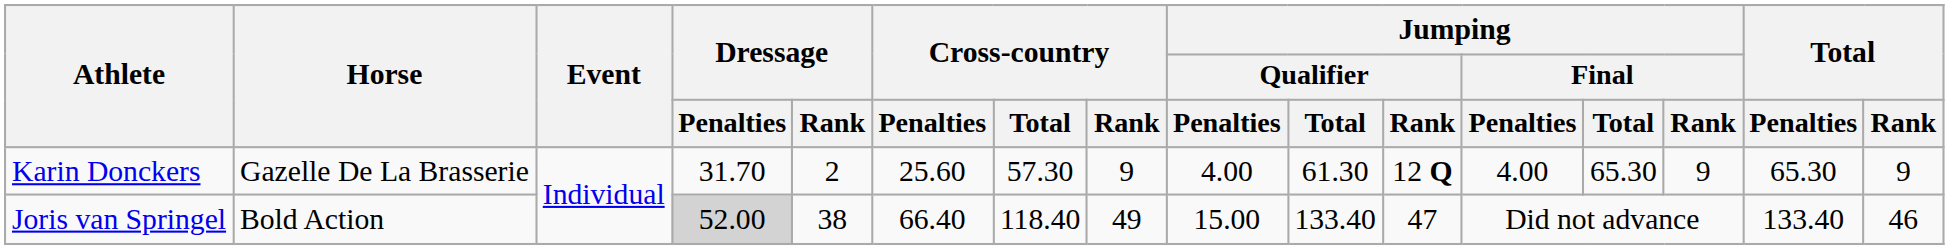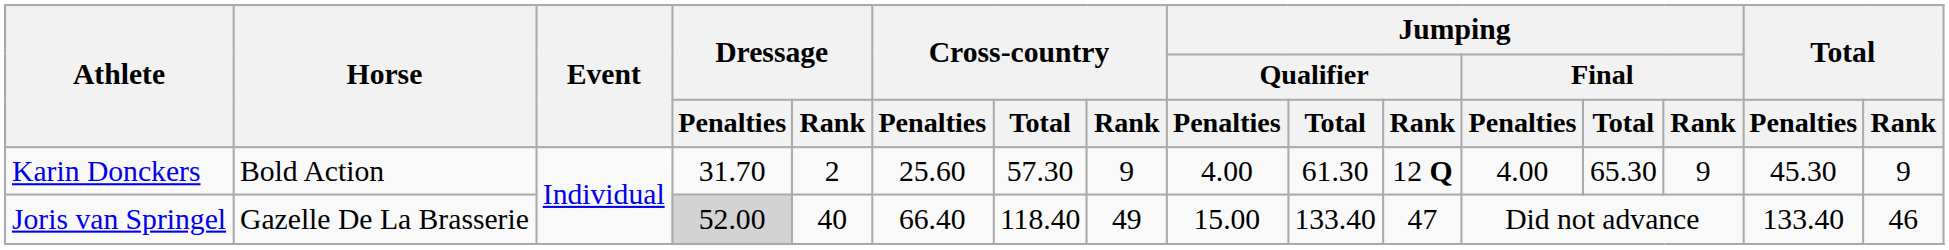(384, 170) Gazelle De La Brasserie -> (312, 170) Bold Action
(1803, 170) 65.30 -> (1803, 170) 45.30
(312, 219) Bold Action -> (384, 219) Gazelle De La Brasserie
(832, 219) 38 -> (832, 219) 40
